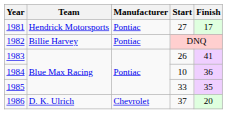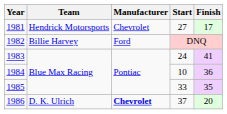(127, 27) Pontiac -> (131, 27) Chevrolet
(127, 42) Pontiac -> (122, 42) Ford
(182, 57) 26 -> (182, 57) 24
(131, 102) normal -> (132, 102) bold
